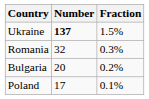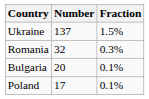(63, 31) bold -> (63, 31) normal
(111, 67) 0.2% -> (111, 67) 0.1%
